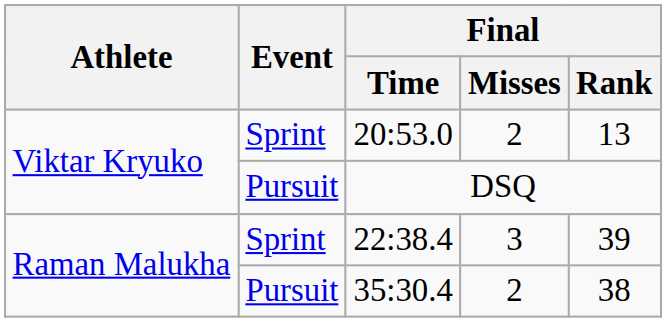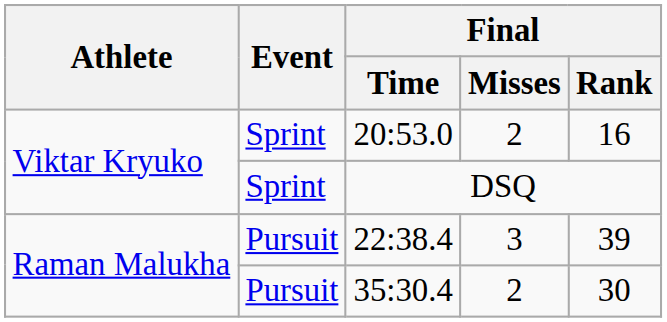(614, 134) 13 -> (614, 134) 16
(292, 186) Pursuit -> (286, 186) Sprint
(286, 238) Sprint -> (292, 238) Pursuit
(614, 290) 38 -> (614, 290) 30
